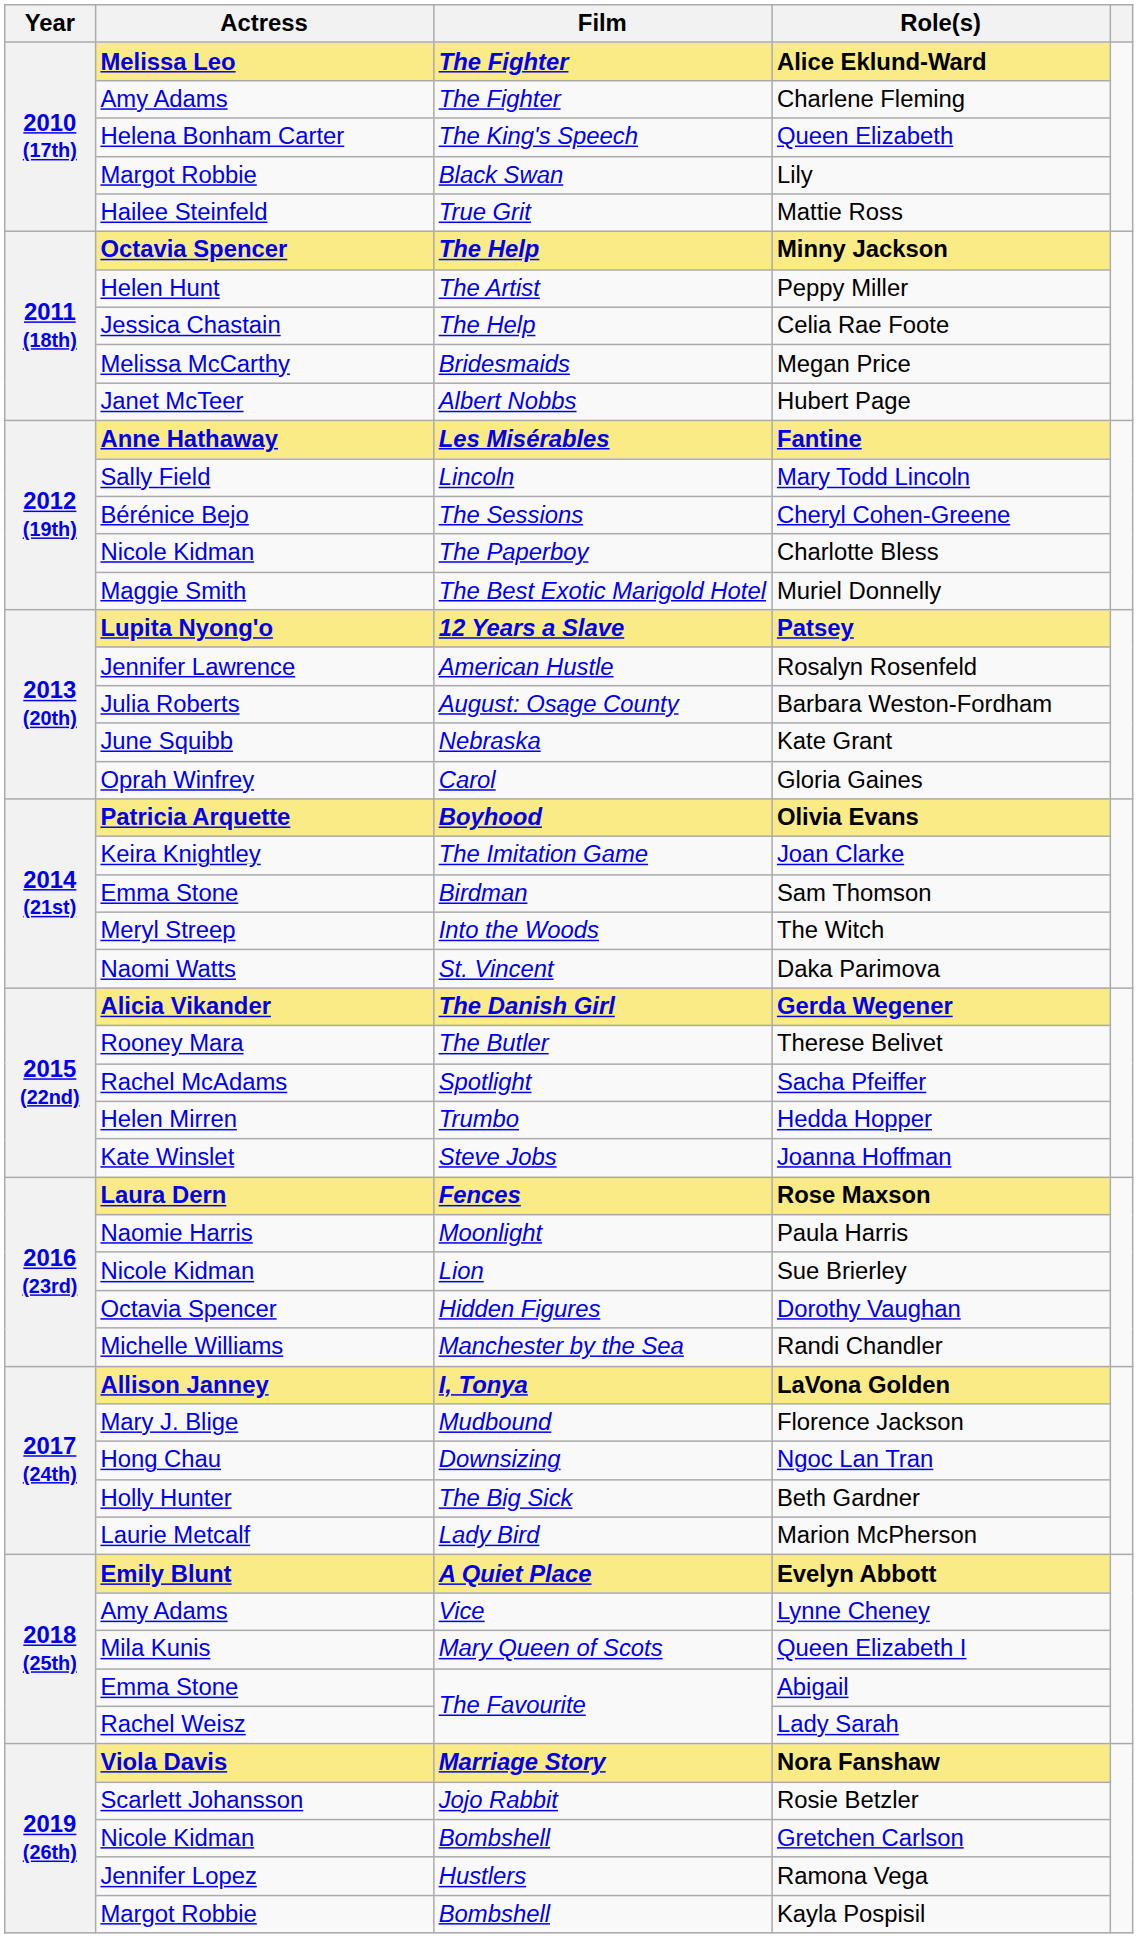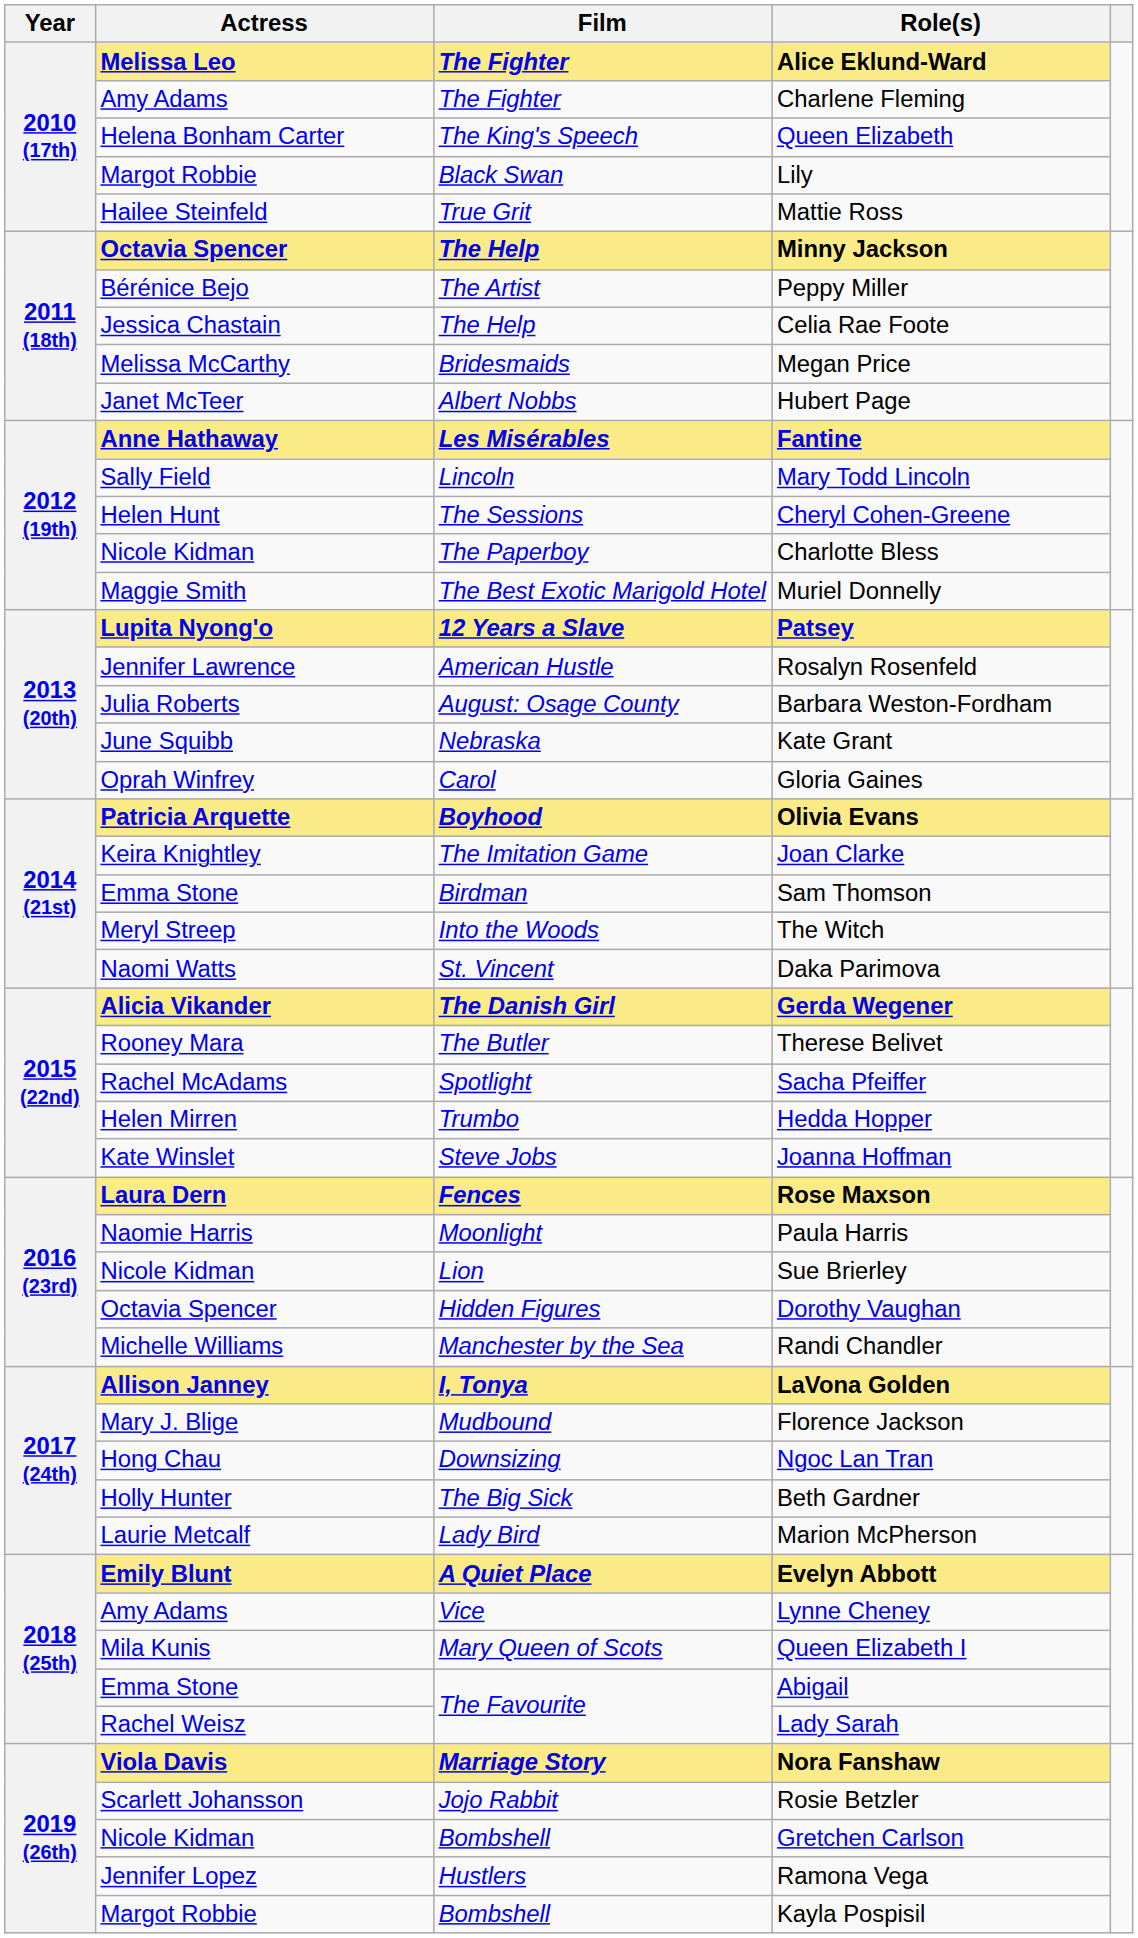(160, 288) Helen Hunt -> (175, 288) Bérénice Bejo
(175, 514) Bérénice Bejo -> (160, 514) Helen Hunt
